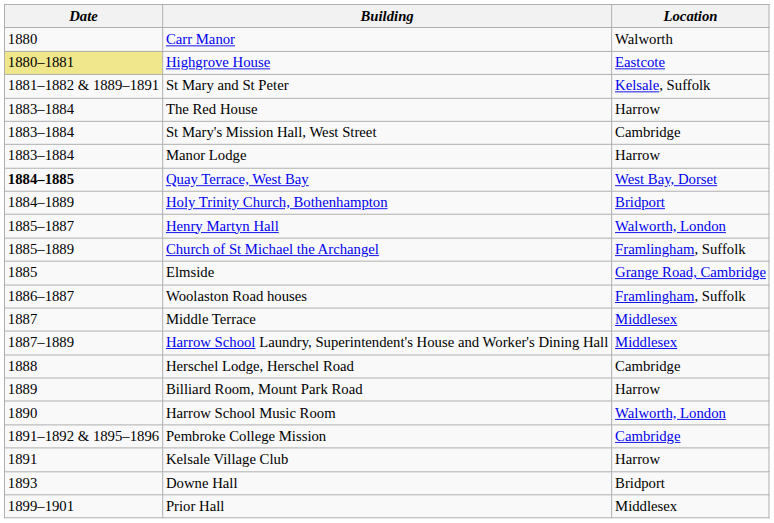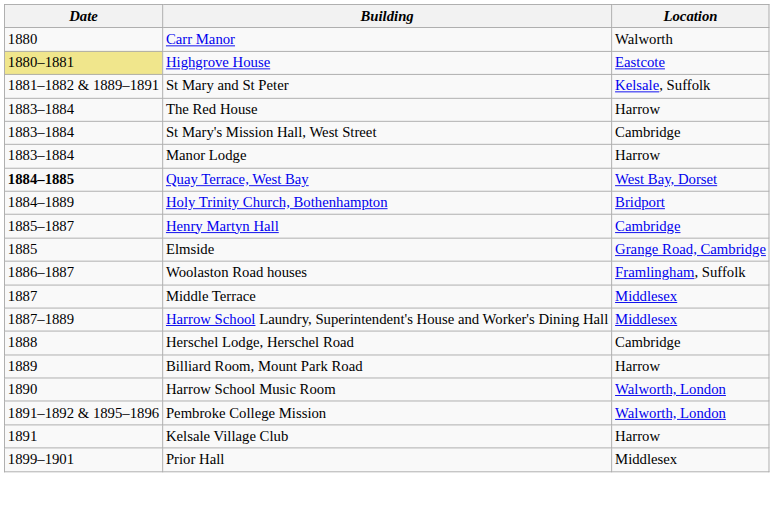(670, 226) Walworth, London -> (648, 226) Cambridge
- row: (272, 249)
(648, 436) Cambridge -> (670, 413) Walworth, London
- row: (202, 483)
